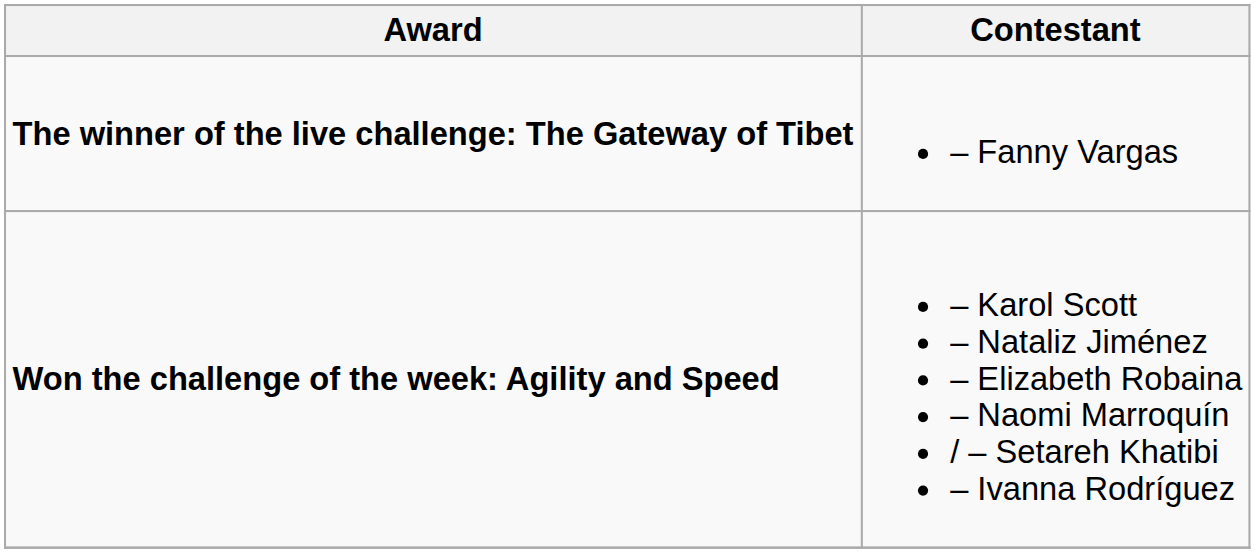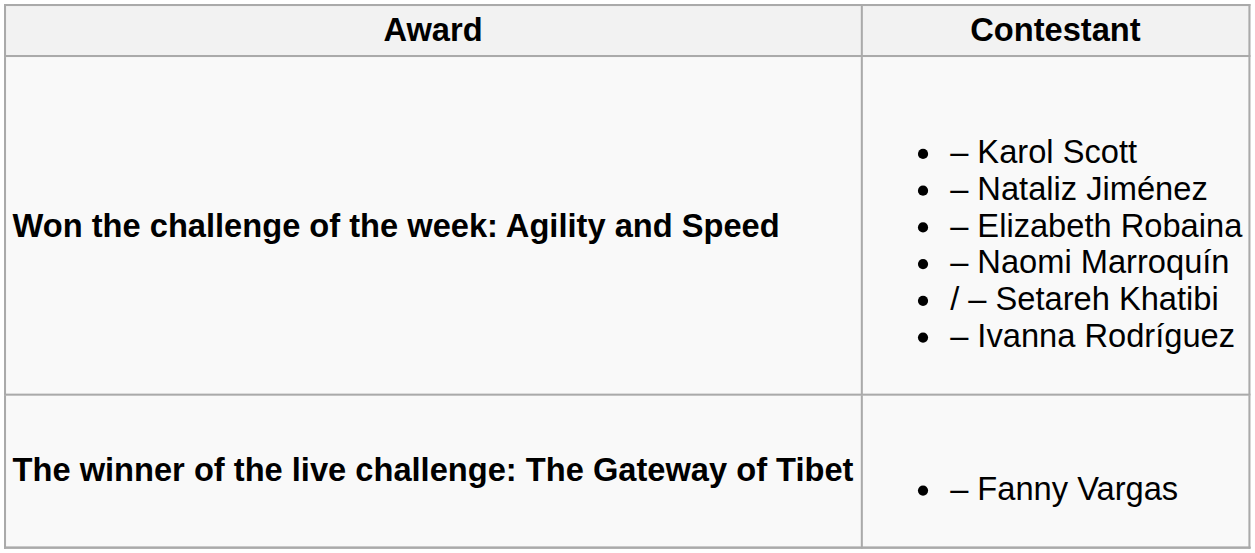rows swapped: (396, 378) <-> (433, 133)
